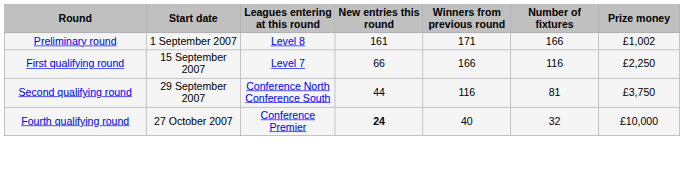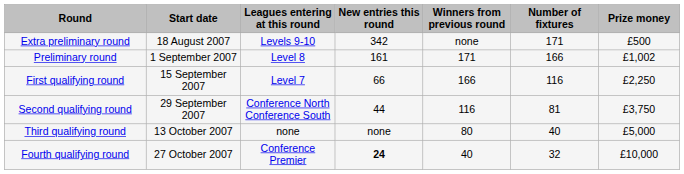+ row: (75, 41)
+ row: (75, 132)
